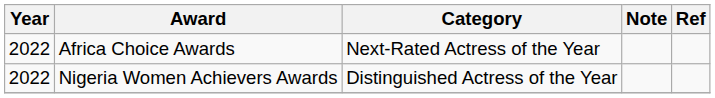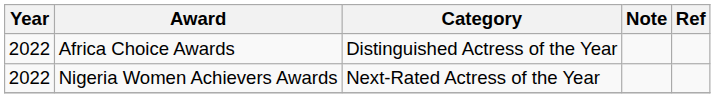(473, 48) Next-Rated Actress of the Year -> (482, 48) Distinguished Actress of the Year
(482, 78) Distinguished Actress of the Year -> (473, 78) Next-Rated Actress of the Year
